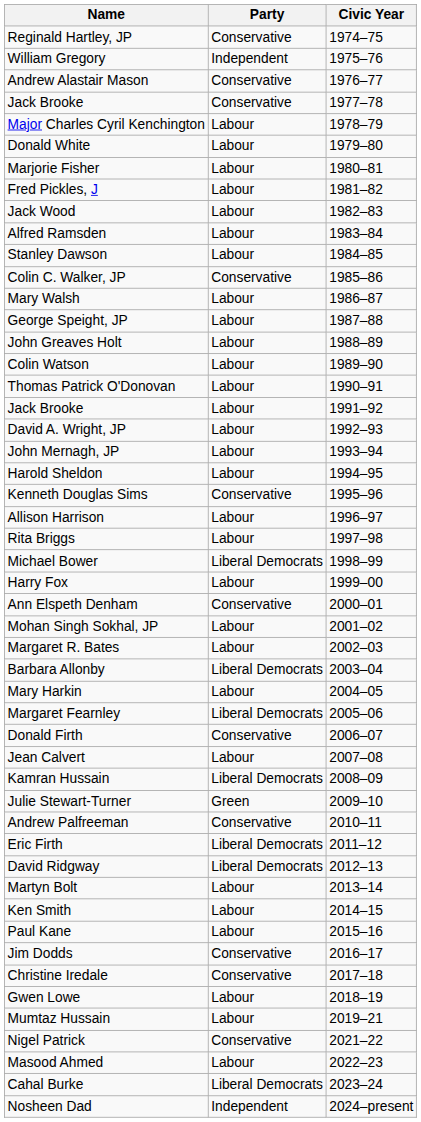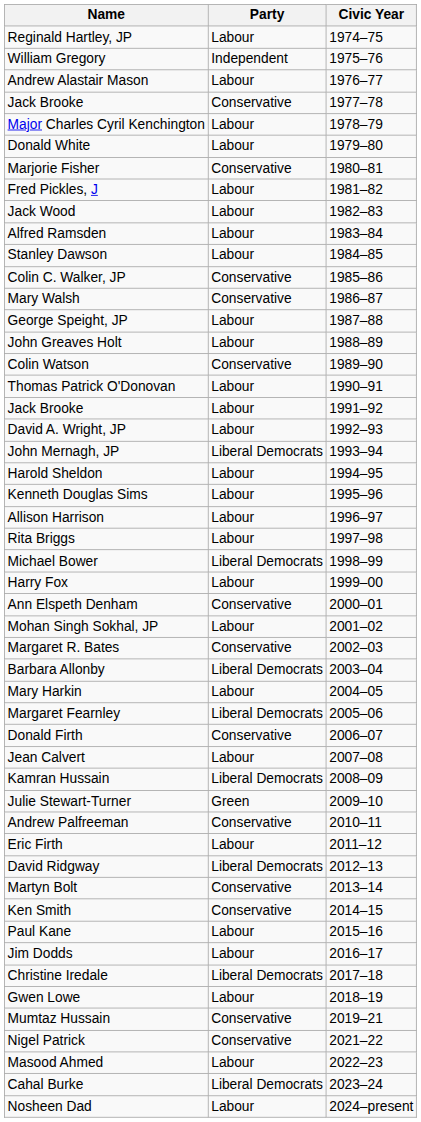(251, 37) Conservative -> (233, 37) Labour
(251, 80) Conservative -> (233, 80) Labour
(233, 168) Labour -> (251, 168) Conservative
(233, 299) Labour -> (251, 299) Conservative
(233, 364) Labour -> (251, 364) Conservative
(233, 451) Labour -> (267, 451) Liberal Democrats
(251, 495) Conservative -> (233, 495) Labour
(233, 648) Labour -> (251, 648) Conservative
(267, 844) Liberal Democrats -> (233, 844) Labour
(233, 888) Labour -> (251, 888) Conservative
(233, 910) Labour -> (251, 910) Conservative
(251, 953) Conservative -> (233, 953) Labour
(251, 975) Conservative -> (267, 975) Liberal Democrats
(233, 1019) Labour -> (251, 1019) Conservative
(250, 1106) Independent -> (233, 1106) Labour
